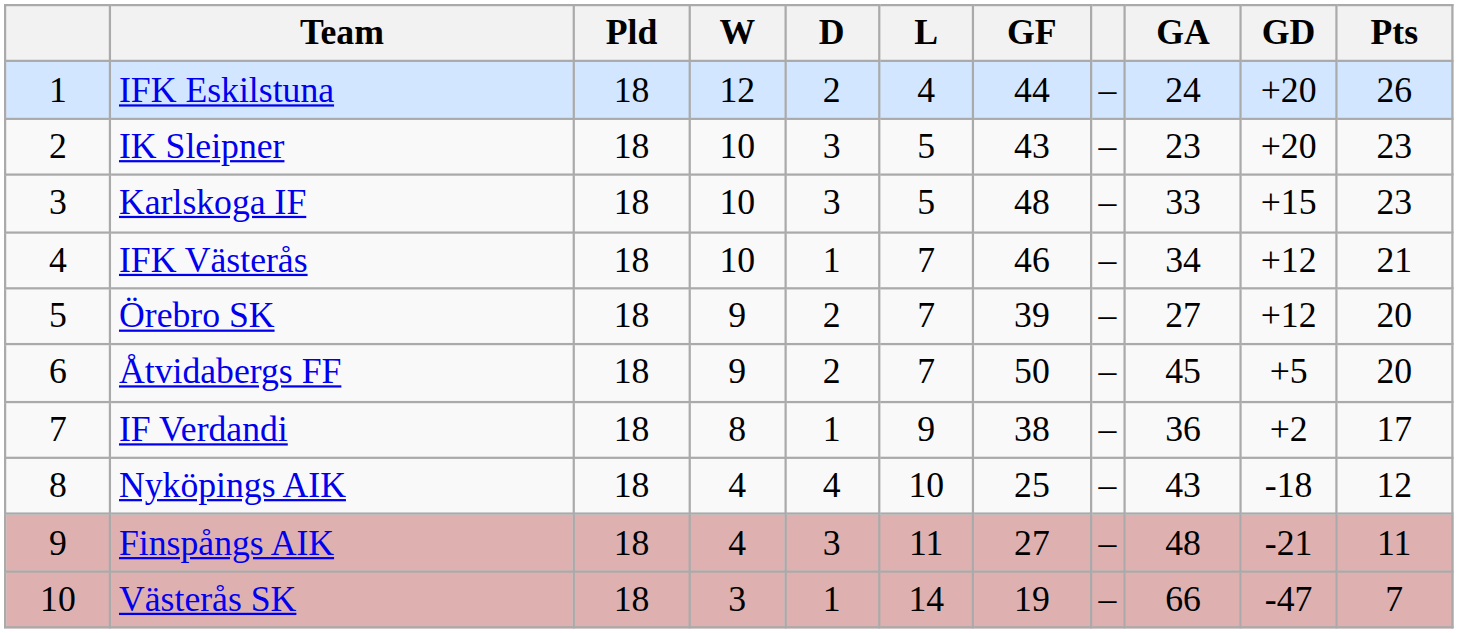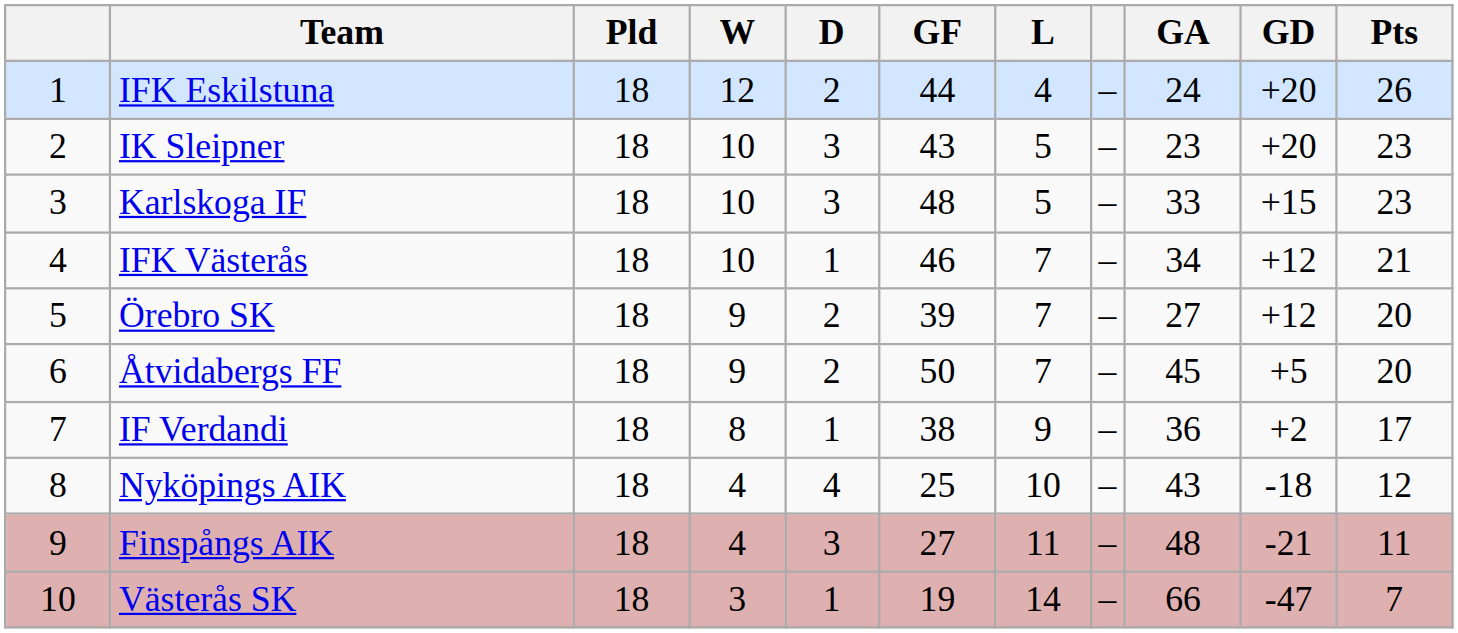columns swapped: (926, 32) <-> (1032, 32)
